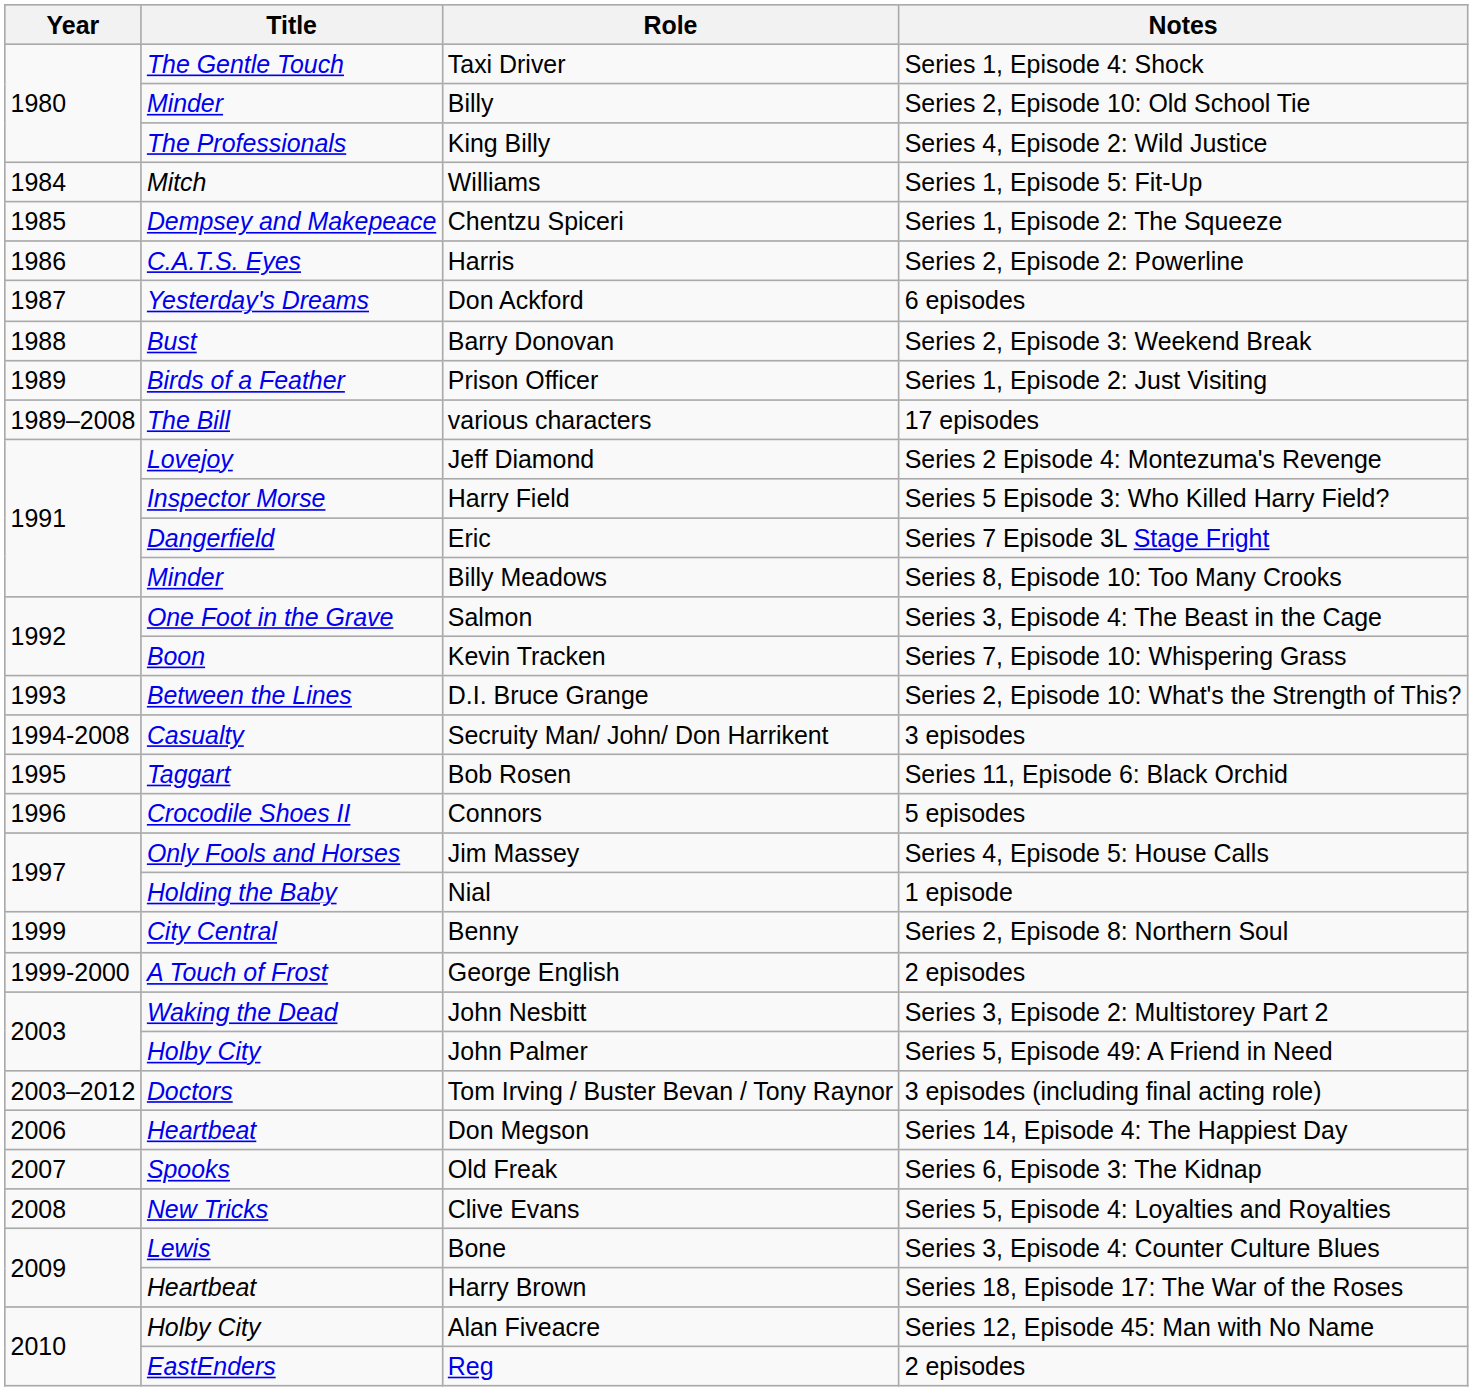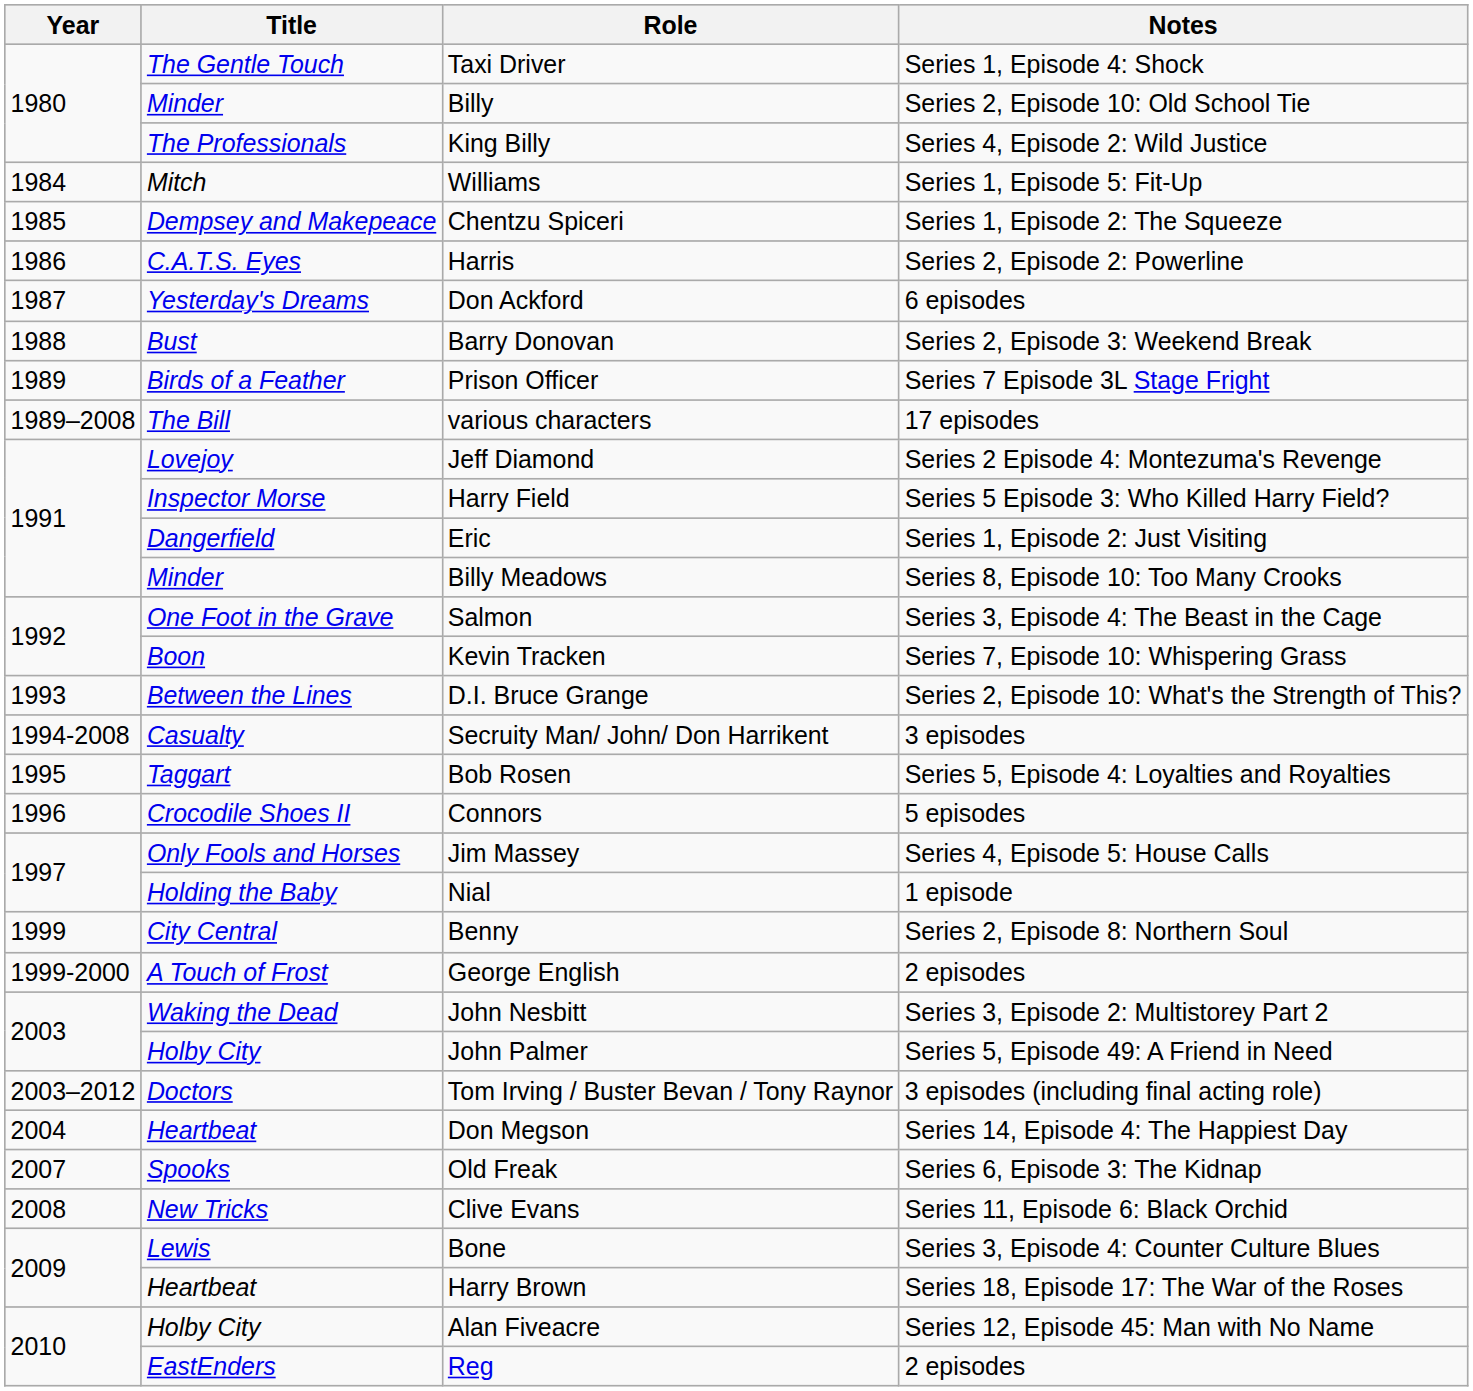(1086, 380) Series 1, Episode 2: Just Visiting -> (1087, 380) Series 7 Episode 3L Stage Fright
(1087, 538) Series 7 Episode 3L Stage Fright -> (1086, 538) Series 1, Episode 2: Just Visiting
(1096, 775) Series 11, Episode 6: Black Orchid -> (1148, 775) Series 5, Episode 4: Loyalties and Royalties
(38, 1130) 2006 -> (38, 1130) 2004
(1148, 1209) Series 5, Episode 4: Loyalties and Royalties -> (1096, 1209) Series 11, Episode 6: Black Orchid
